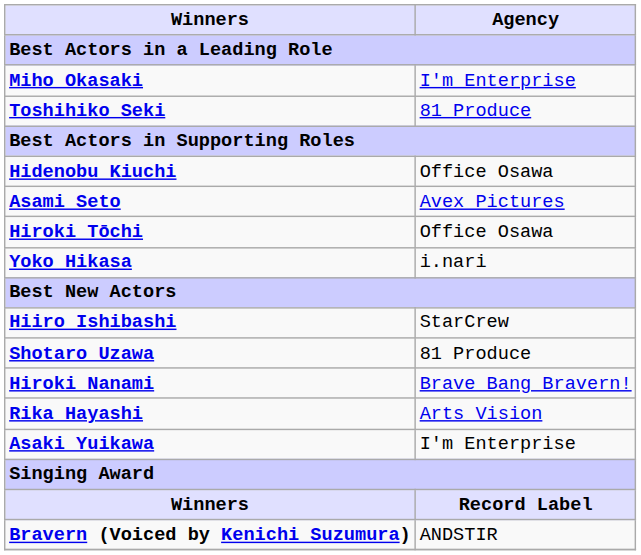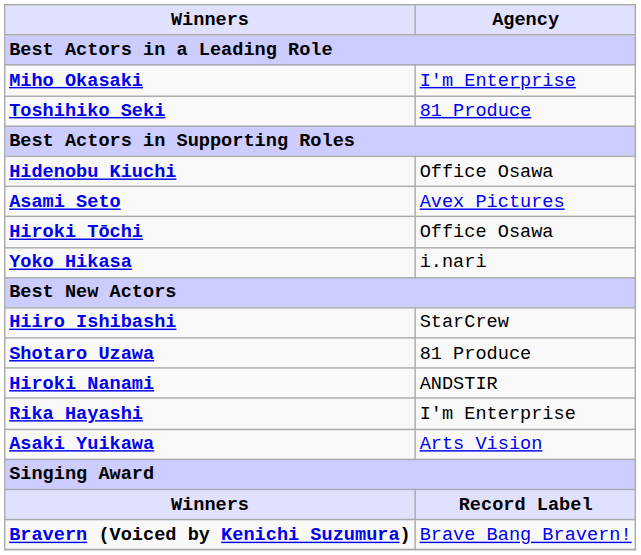(526, 383) Brave Bang Bravern! -> (459, 383) ANDSTIR
(481, 414) Arts Vision -> (498, 414) I'm Enterprise
(498, 444) I'm Enterprise -> (481, 444) Arts Vision
(459, 535) ANDSTIR -> (526, 535) Brave Bang Bravern!
